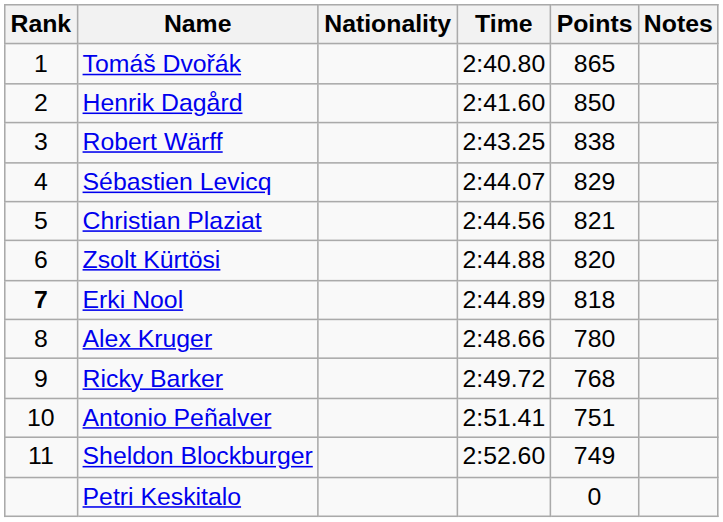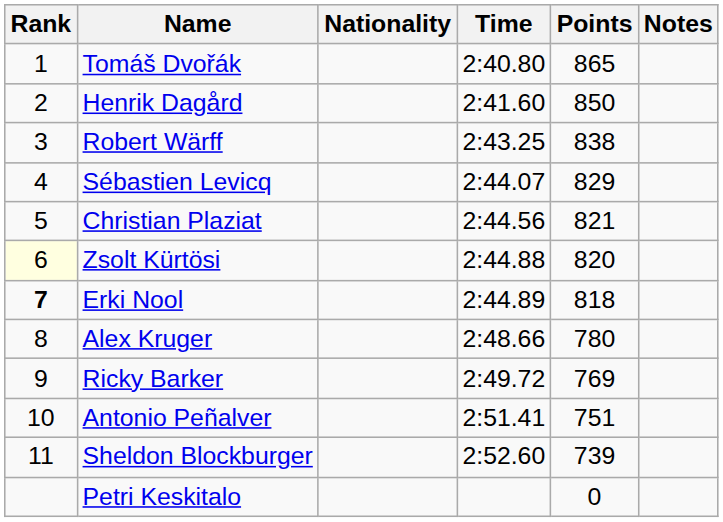(41, 260) no background -> (41, 260) lightyellow background
(595, 378) 768 -> (595, 378) 769
(595, 456) 749 -> (595, 456) 739
